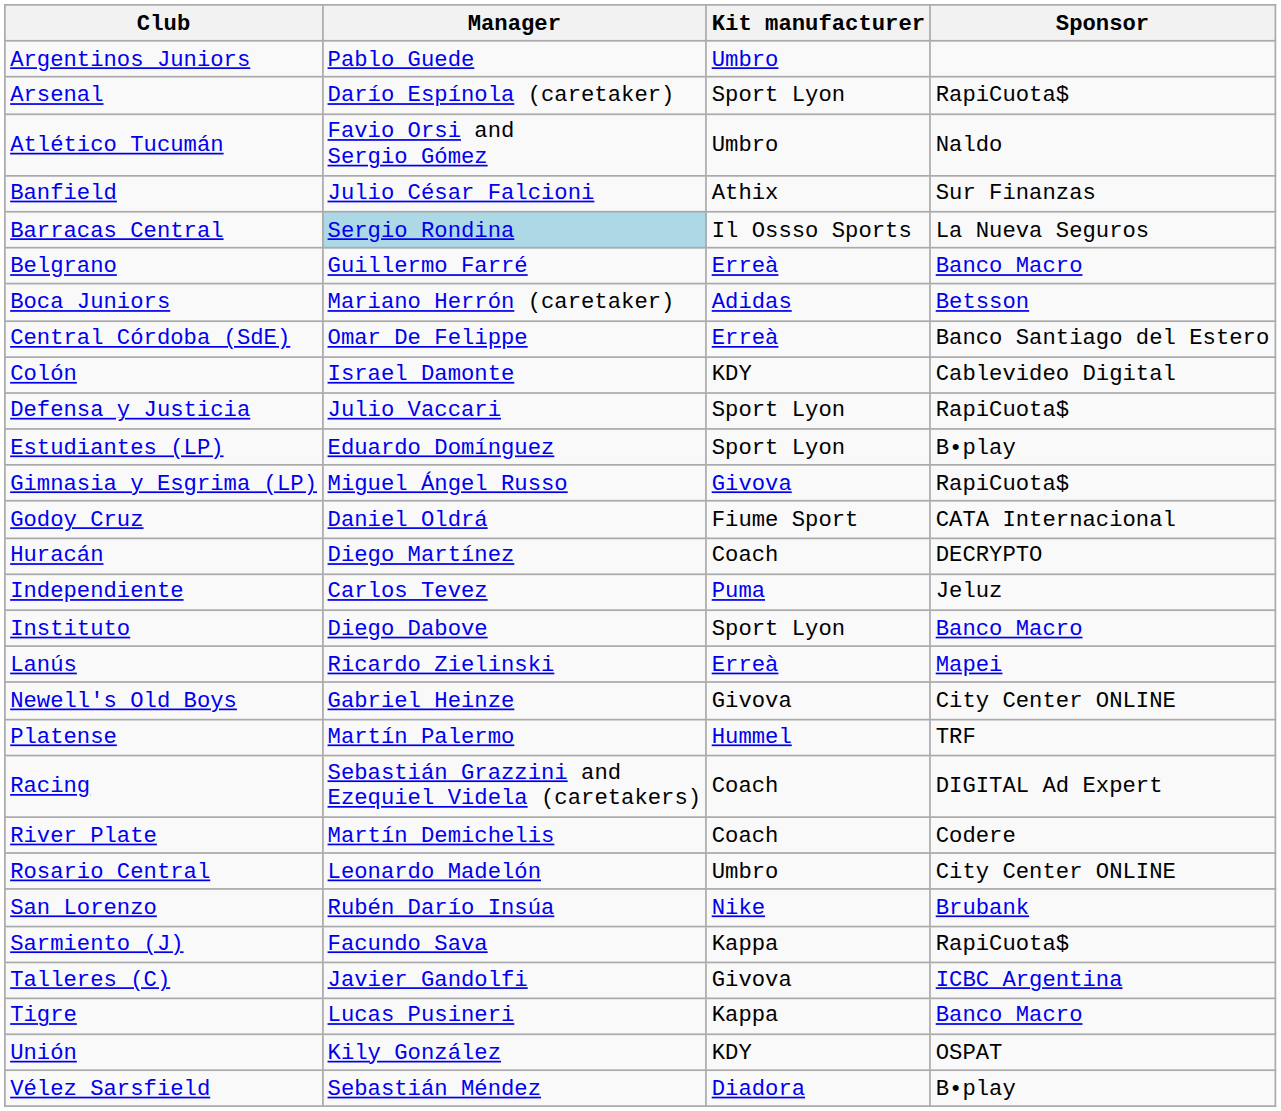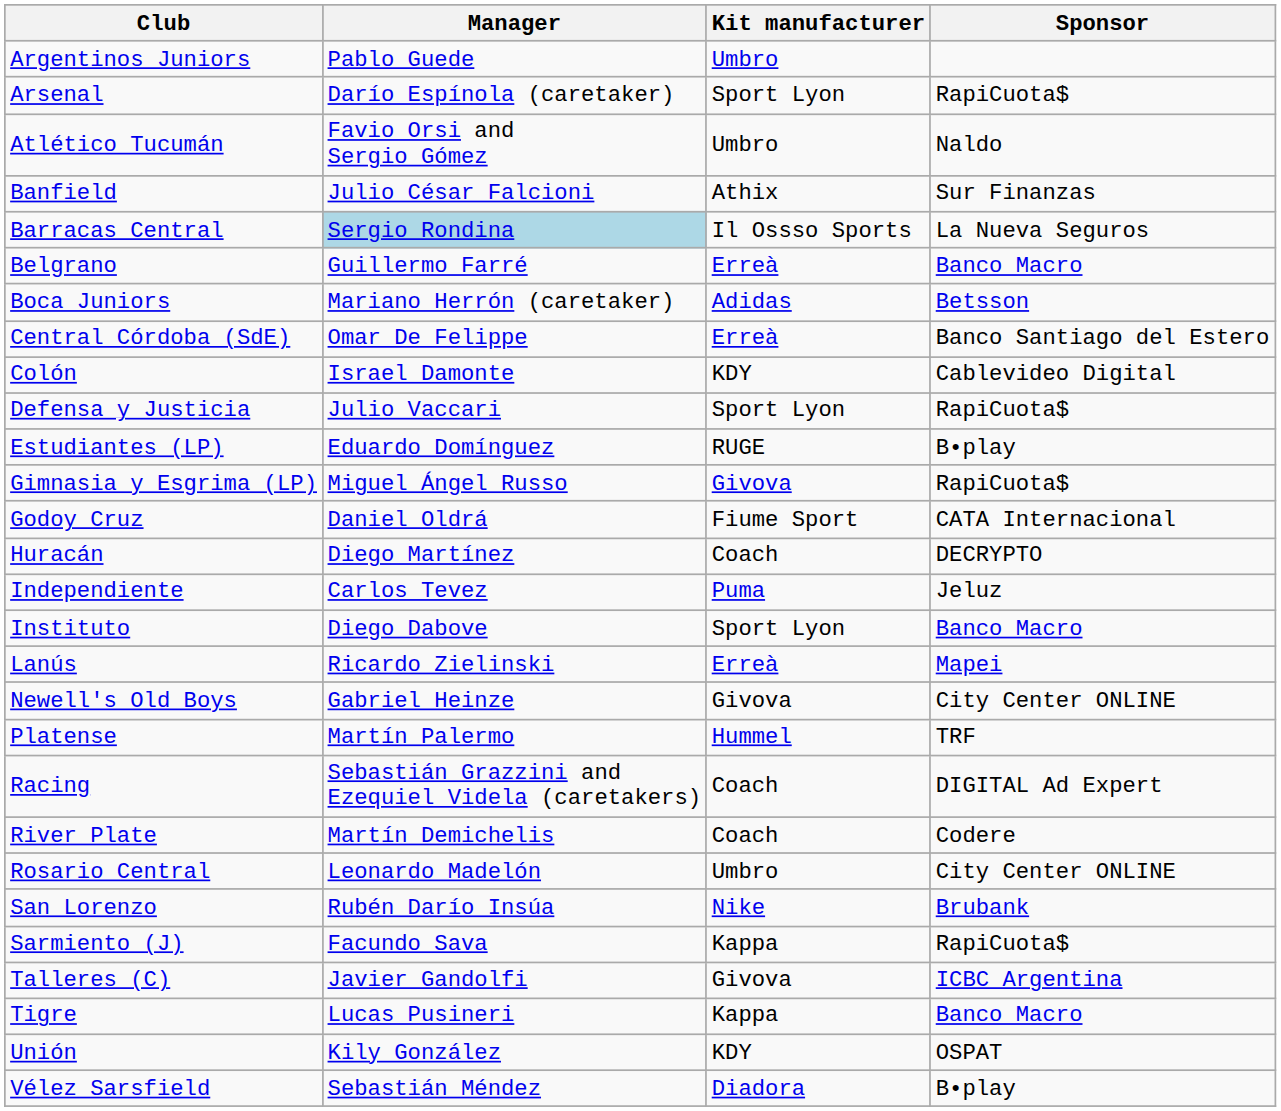(778, 447) Sport Lyon -> (738, 447) RUGE
